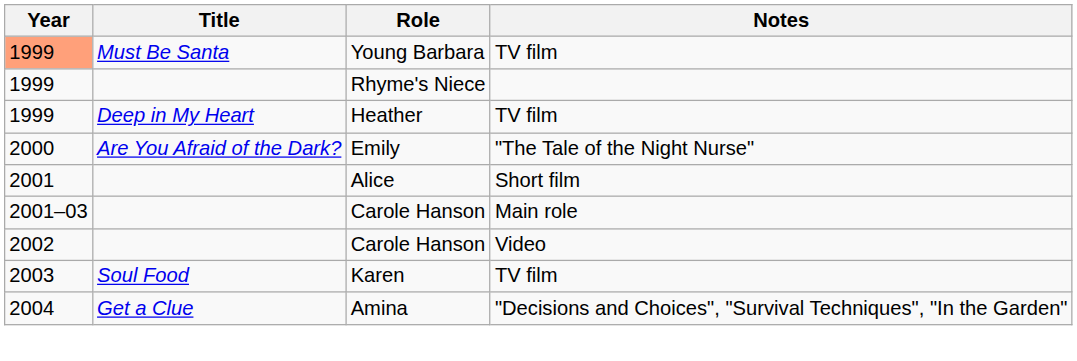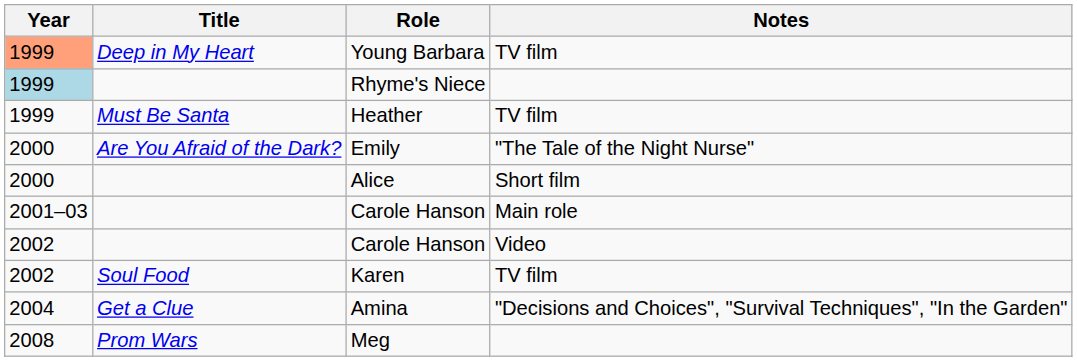(163, 52) Must Be Santa -> (175, 52) Deep in My Heart
(32, 84) no background -> (32, 84) lightblue background
(175, 116) Deep in My Heart -> (163, 116) Must Be Santa
(32, 180) 2001 -> (32, 180) 2000
(32, 276) 2003 -> (32, 276) 2002
+ row: (370, 340)
